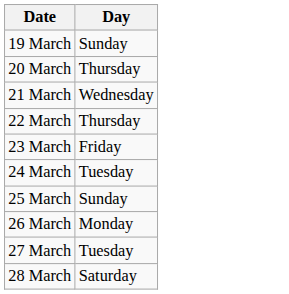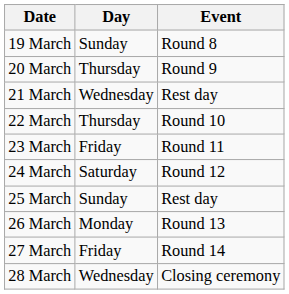+ column: (221, 17)
(106, 172) Tuesday -> (108, 172) Saturday
(106, 250) Tuesday -> (100, 250) Friday
(108, 276) Saturday -> (116, 276) Wednesday
